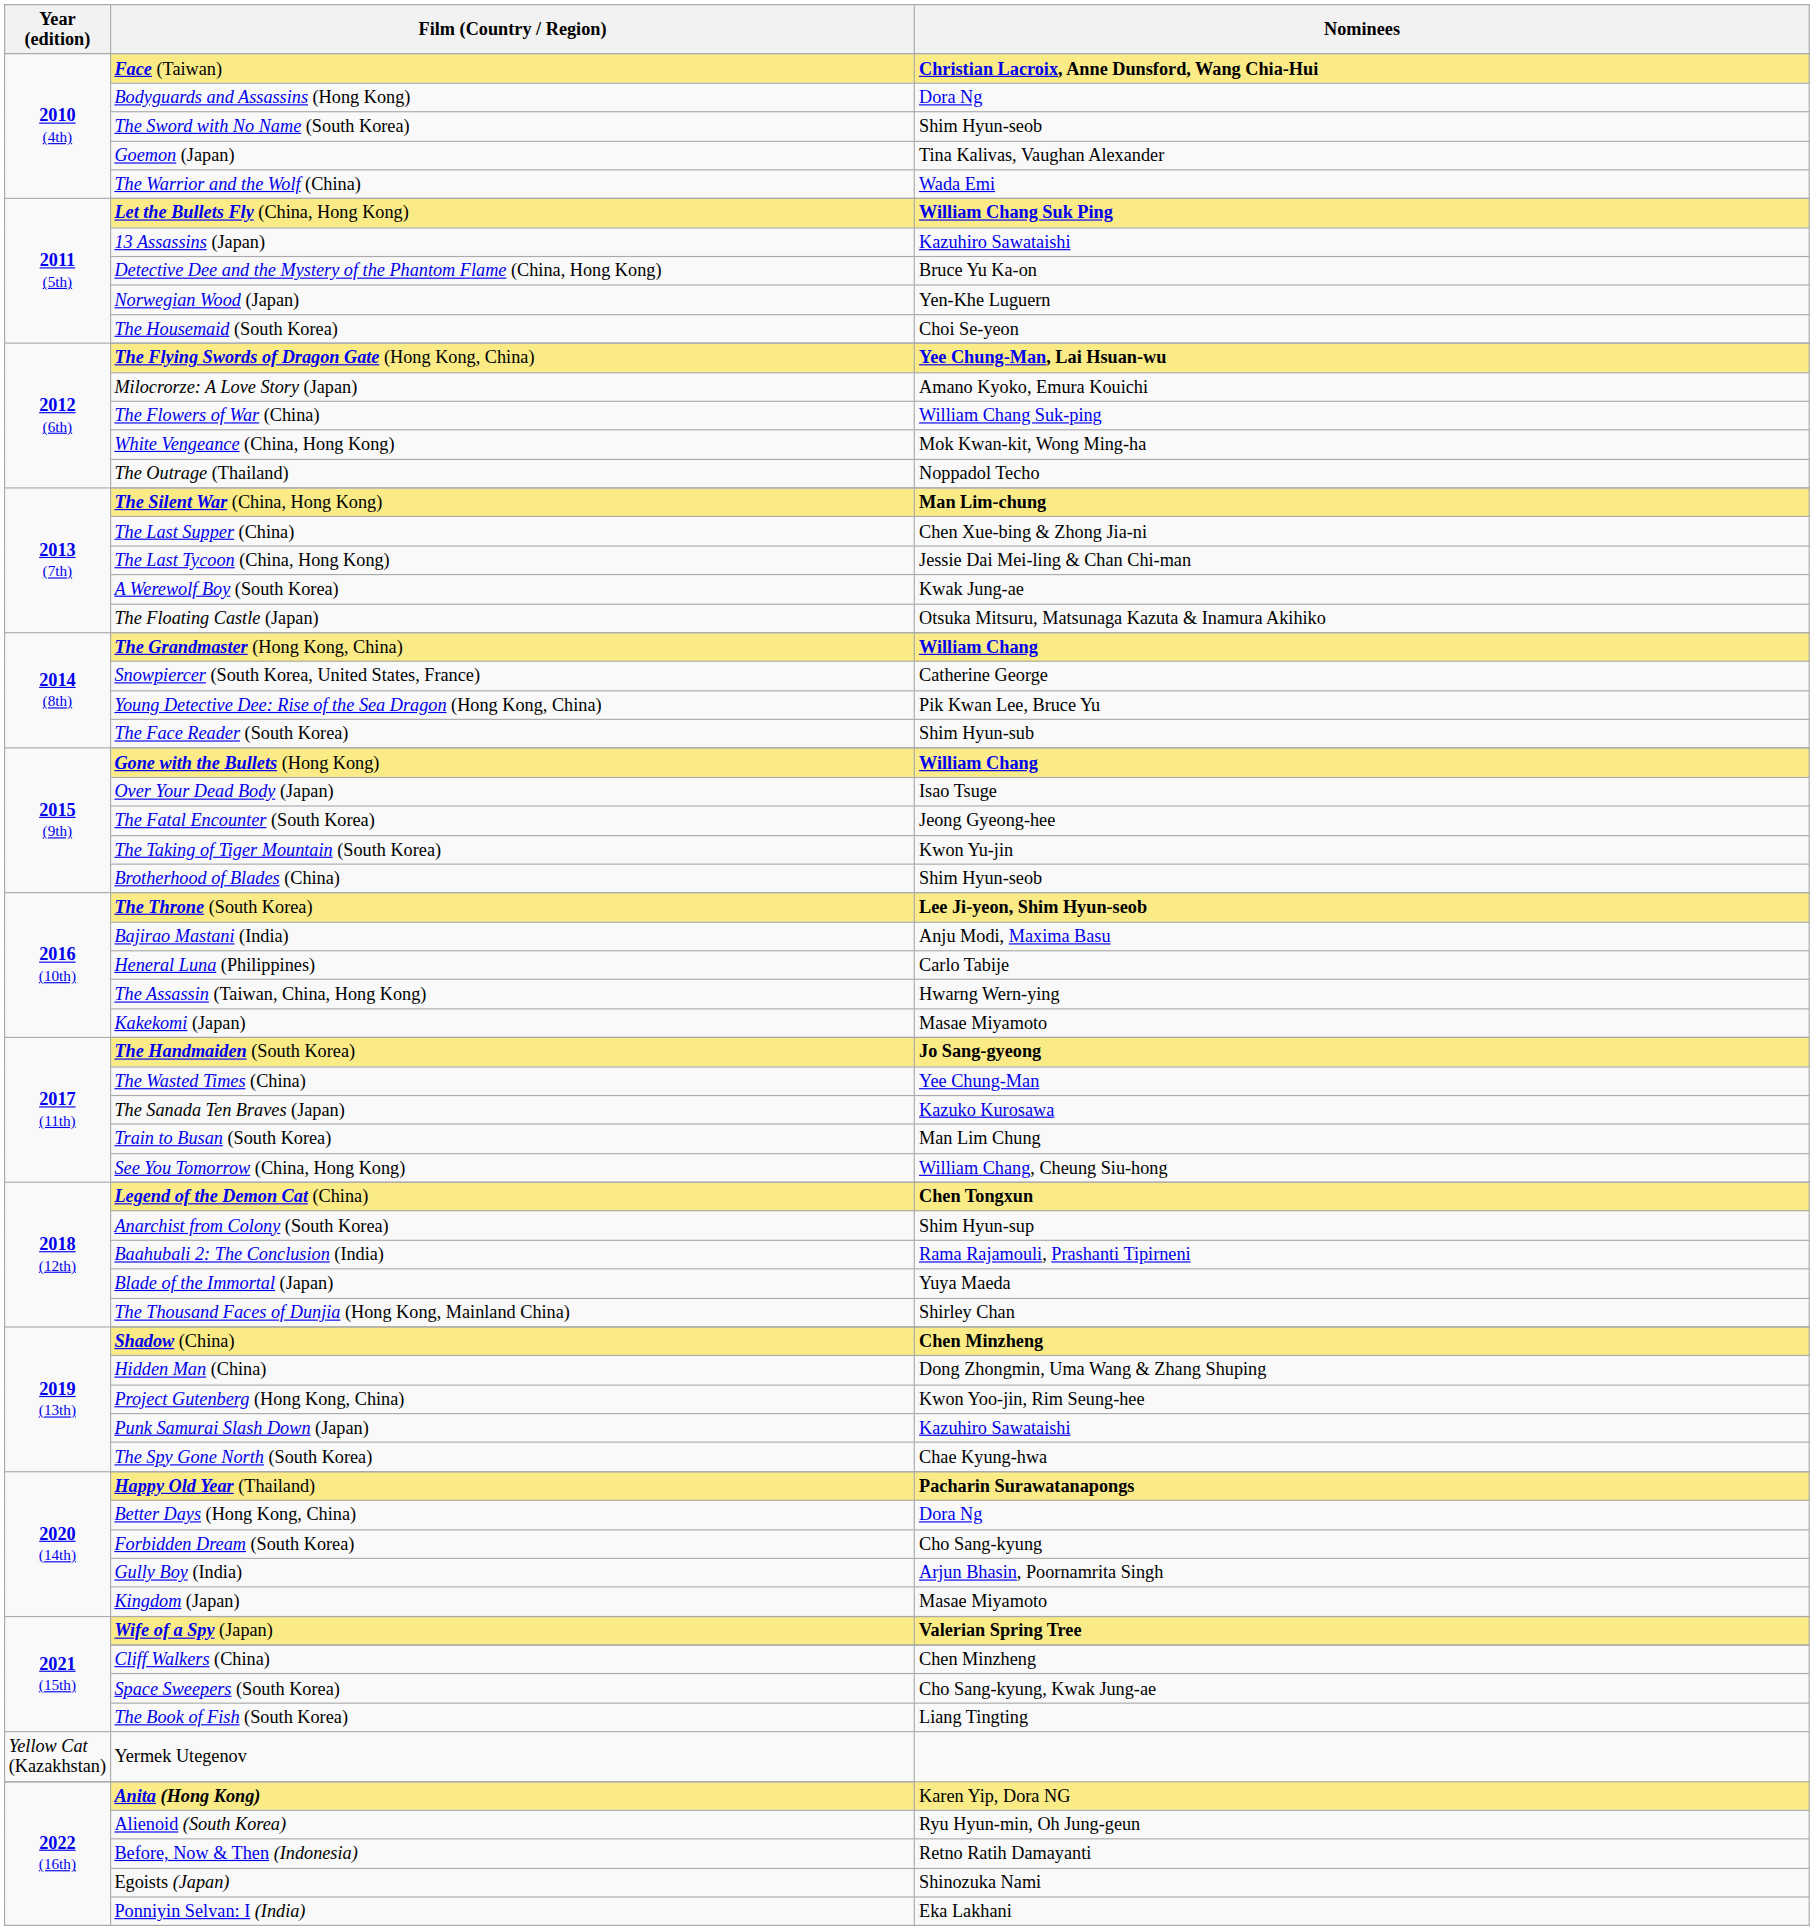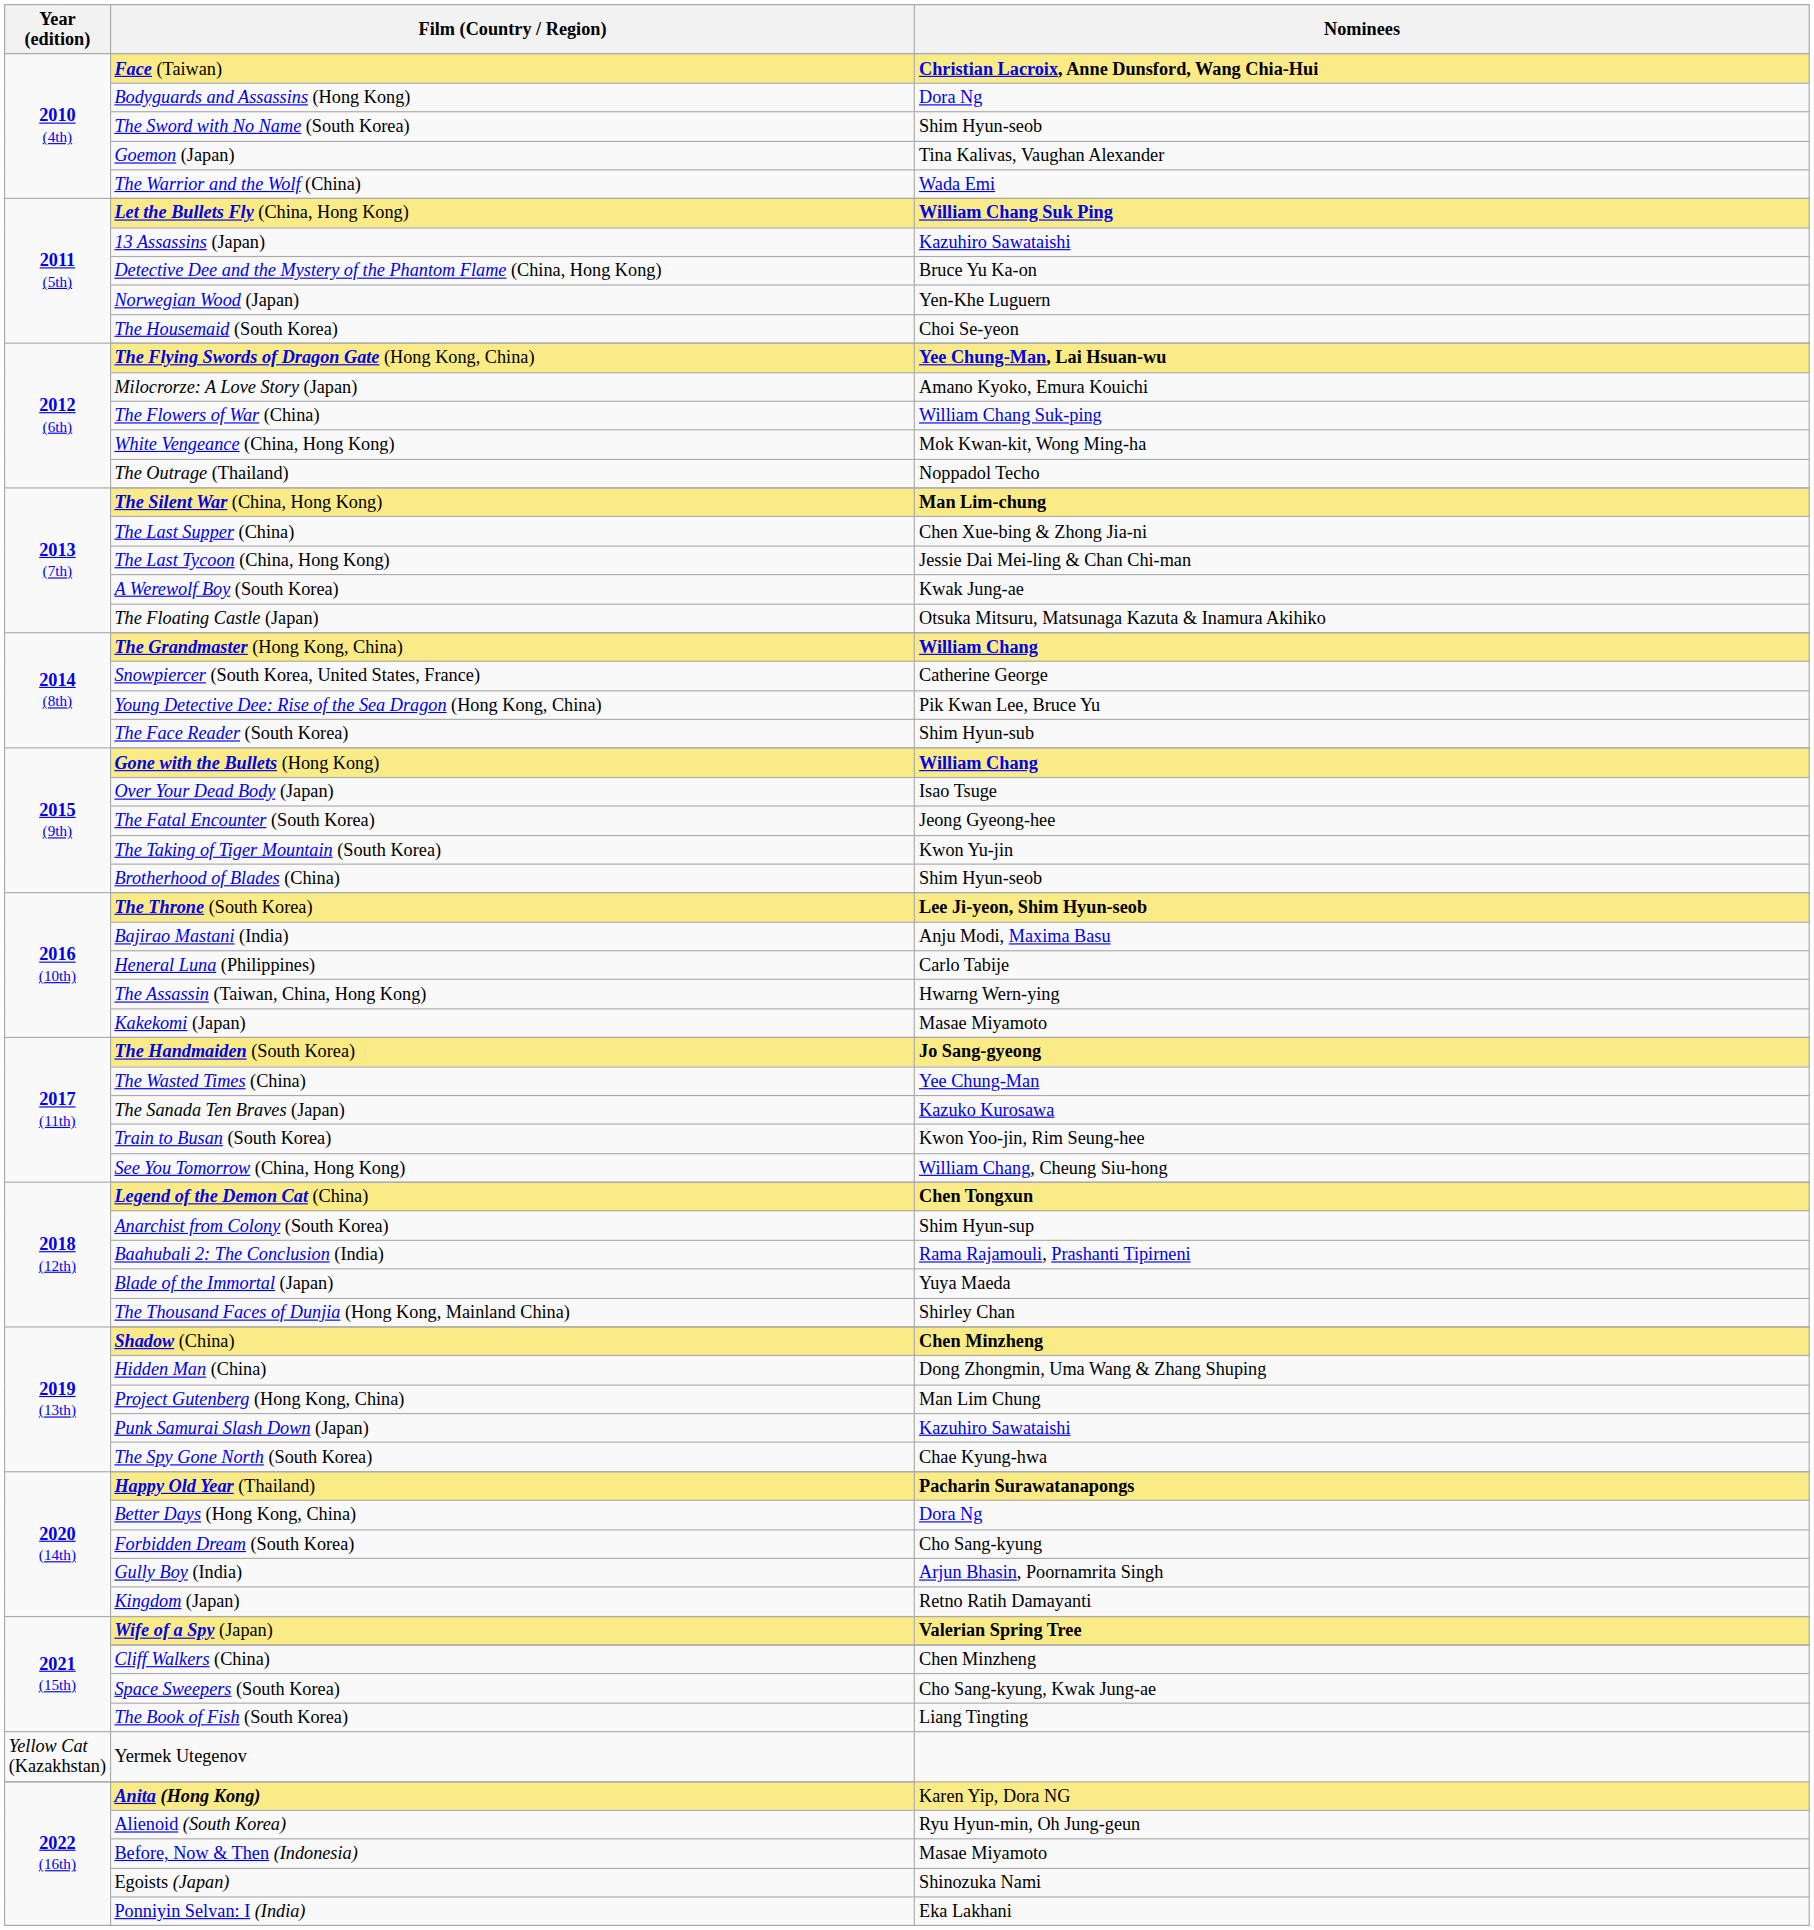(980, 1138) Man Lim Chung -> (1032, 1138) Kwon Yoo-jin, Rim Seung-hee
(1032, 1399) Kwon Yoo-jin, Rim Seung-hee -> (980, 1399) Man Lim Chung
(983, 1601) Masae Miyamoto -> (1005, 1601) Retno Ratih Damayanti
(1005, 1853) Retno Ratih Damayanti -> (983, 1853) Masae Miyamoto
